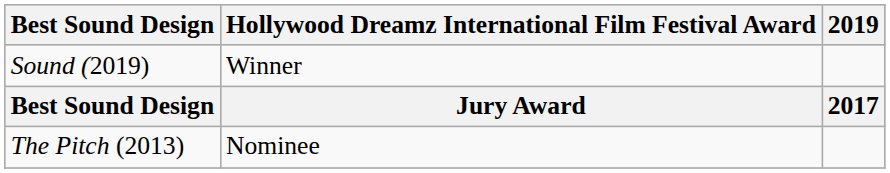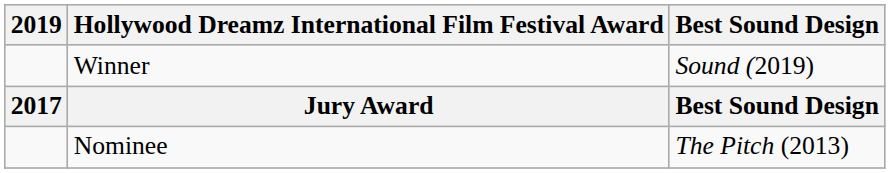columns swapped: (853, 24) <-> (112, 24)
